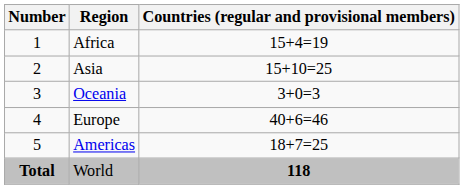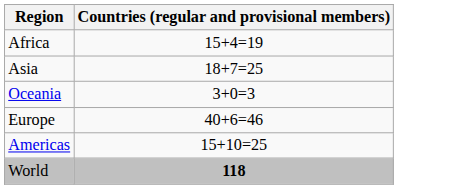- column: (37, 17)
(299, 68) 15+10=25 -> (234, 68) 18+7=25
(299, 145) 18+7=25 -> (234, 145) 15+10=25
